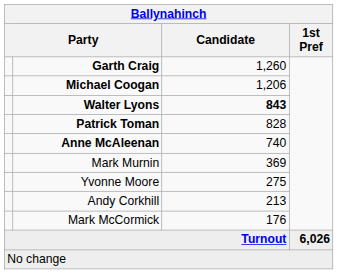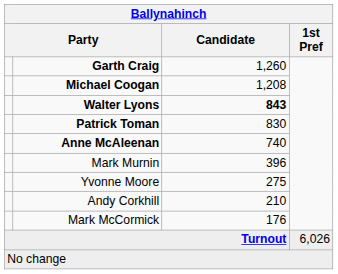(271, 85) 1,206 -> (271, 85) 1,208
(276, 124) 828 -> (276, 124) 830
(276, 162) 369 -> (276, 162) 396
(276, 201) 213 -> (276, 201) 210
(315, 239) bold -> (315, 239) normal
